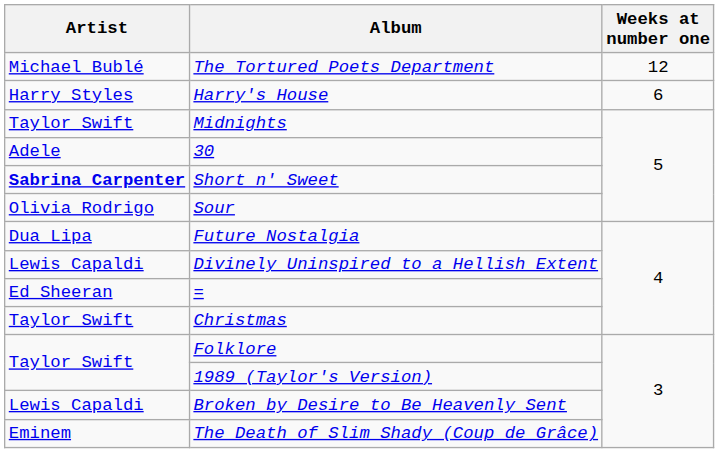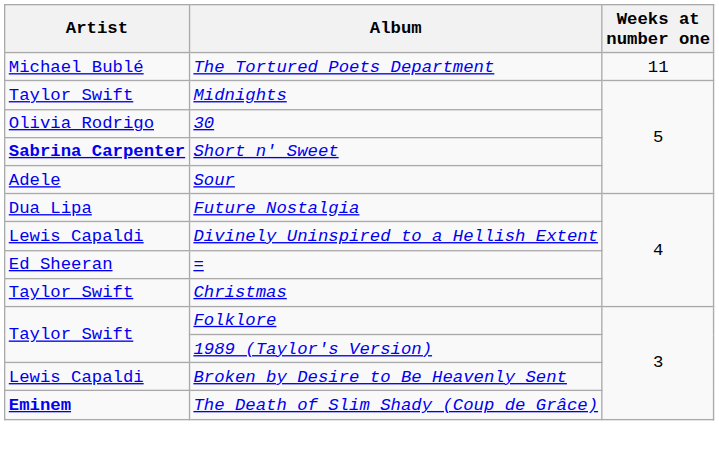(658, 67) 12 -> (658, 67) 11
- row: (261, 95)
(35, 151) Adele -> (81, 123) Olivia Rodrigo
(81, 208) Olivia Rodrigo -> (35, 180) Adele
(40, 433) normal -> (40, 405) bold
